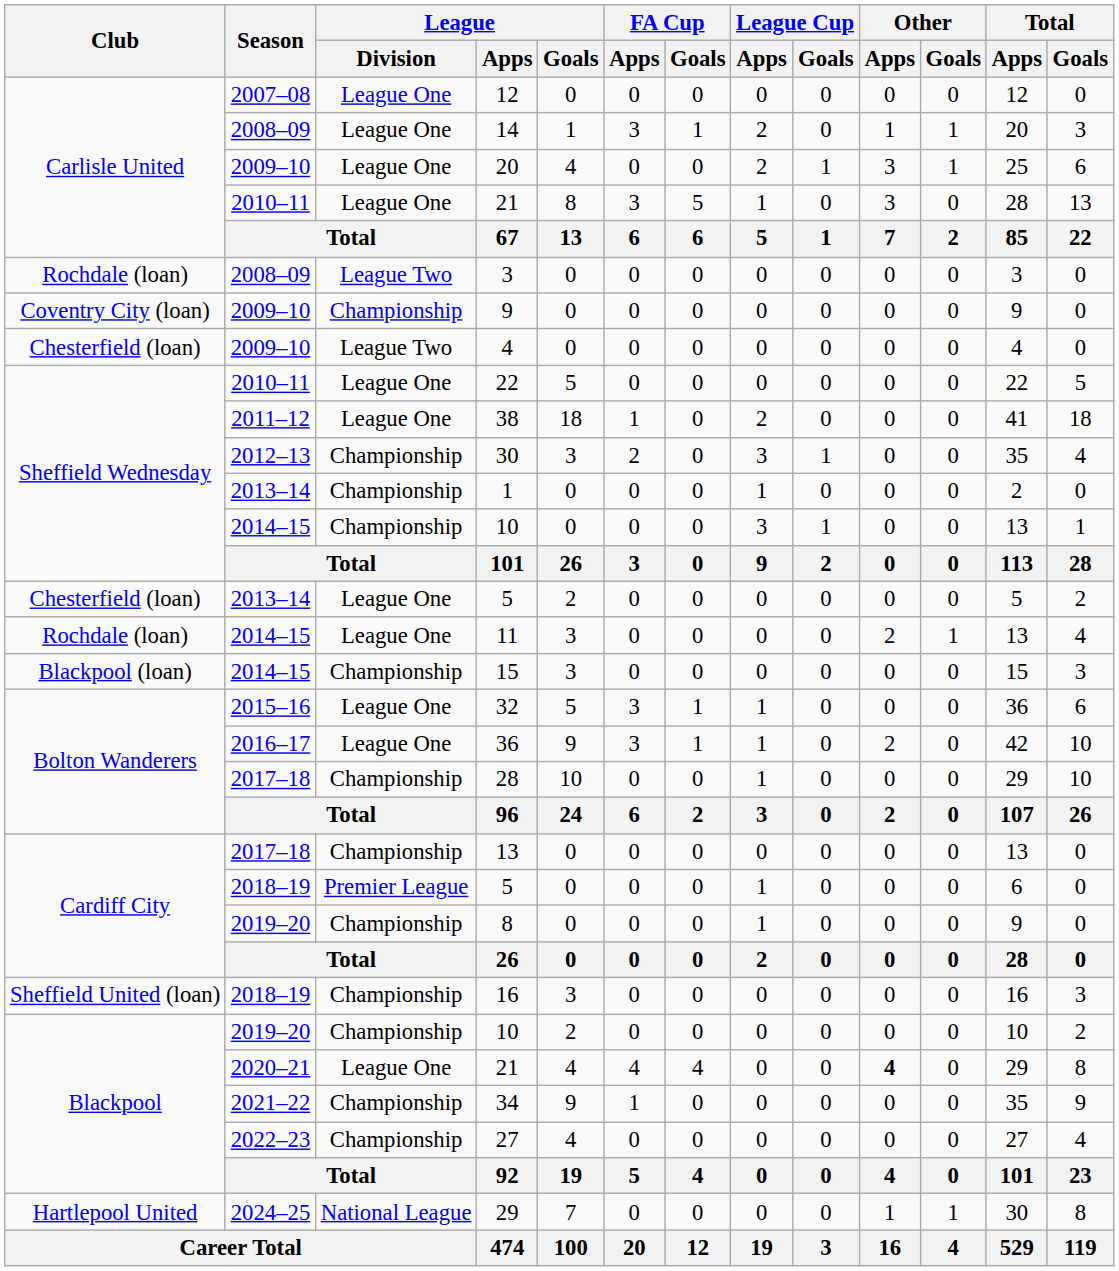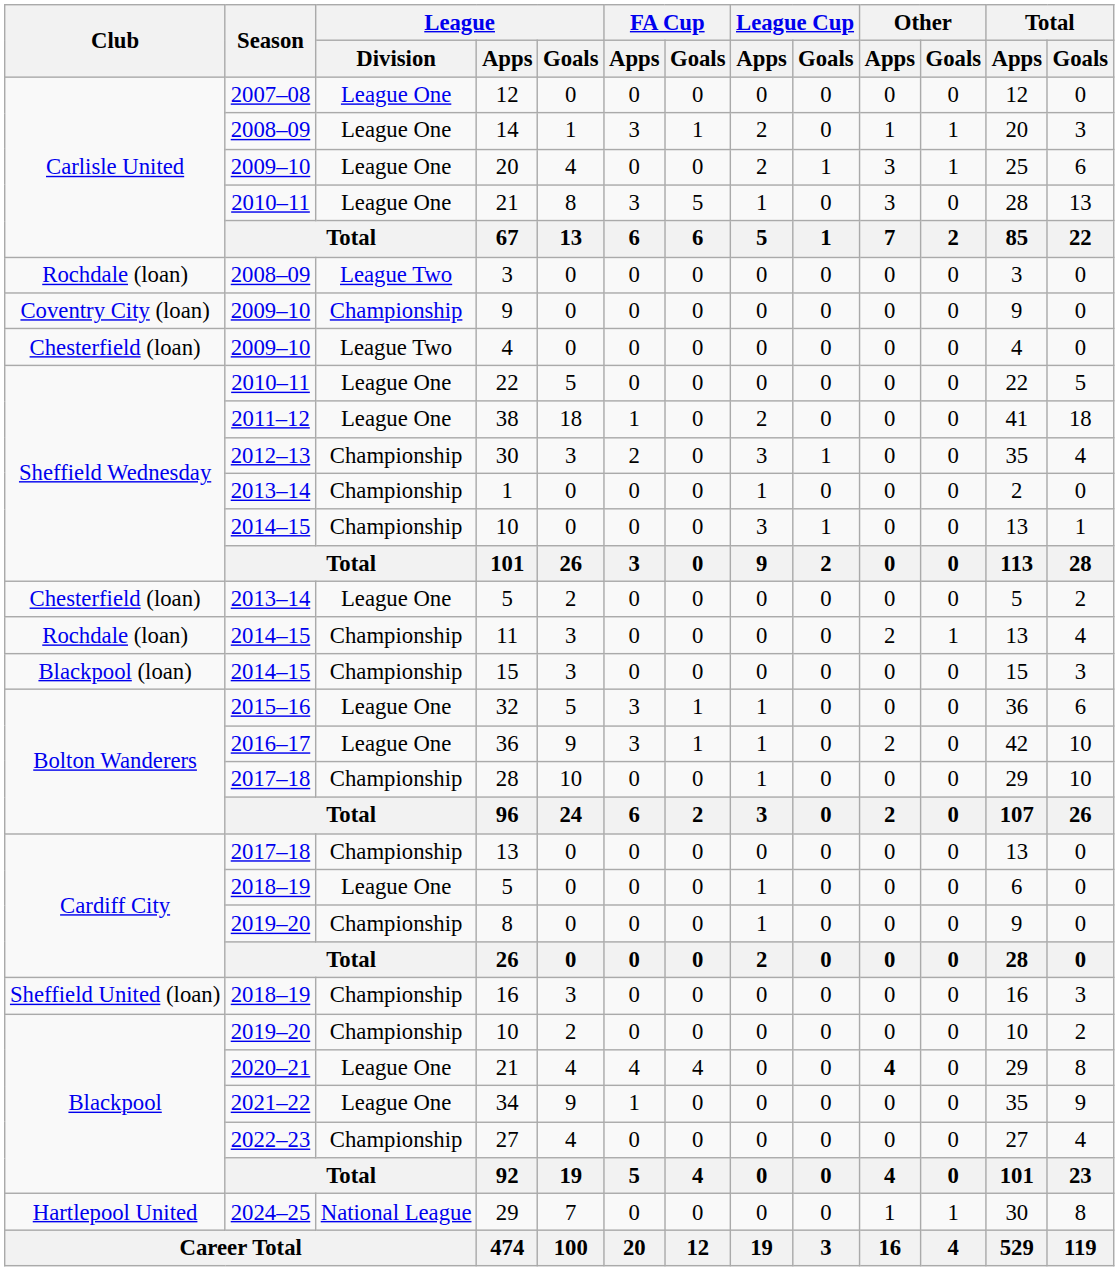(396, 635) League One -> (396, 635) Championship
(396, 887) Premier League -> (396, 887) League One
(396, 1103) Championship -> (396, 1103) League One
